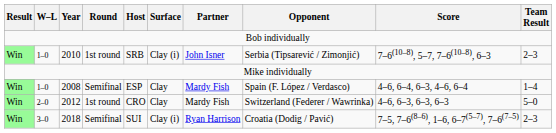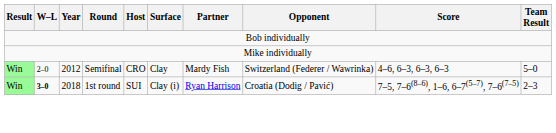- row: (71, 54)
- row: (71, 86)
(103, 102) 1st round -> (103, 68) Semifinal
(43, 119) normal -> (43, 85) bold
(103, 118) Semifinal -> (103, 85) 1st round
